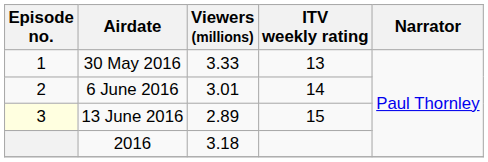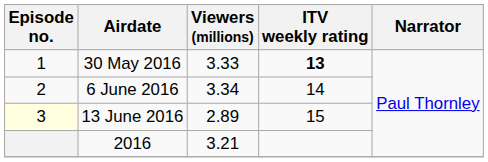(315, 63) normal -> (315, 63) bold
(223, 90) 3.01 -> (223, 90) 3.34
(223, 143) 3.18 -> (223, 143) 3.21
